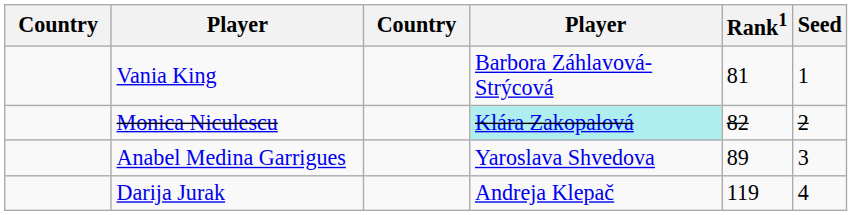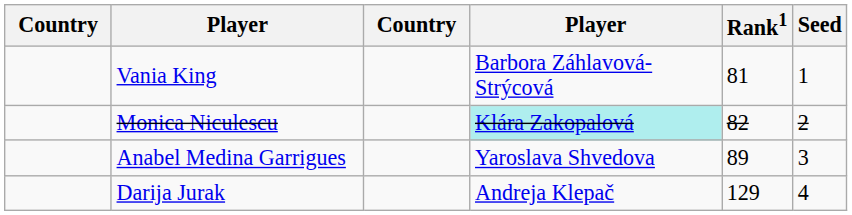(743, 192) 119 -> (743, 192) 129
